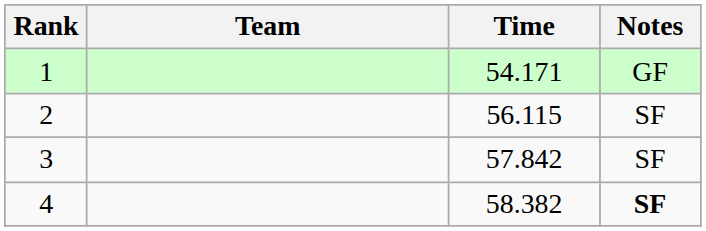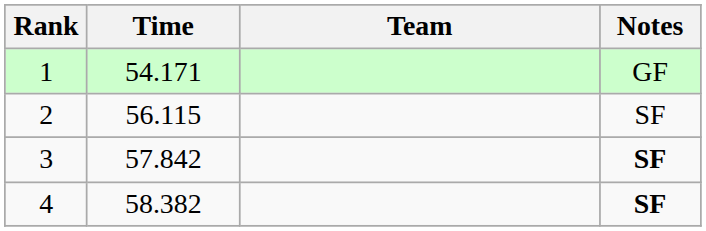columns swapped: (268, 26) <-> (524, 26)
(650, 159) normal -> (650, 159) bold
